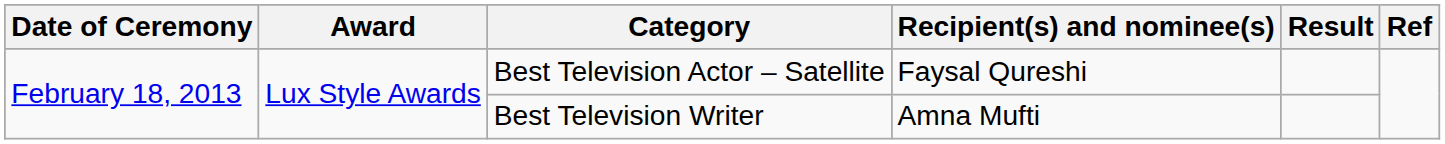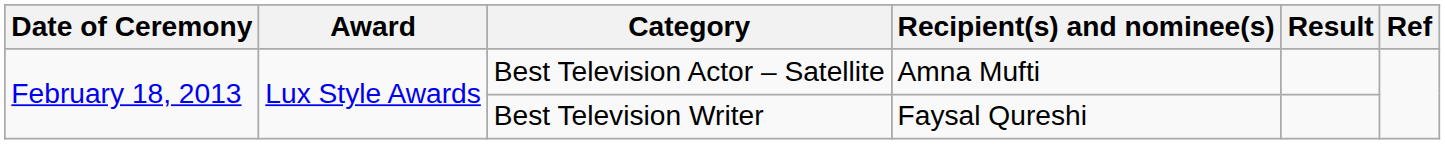(992, 71) Faysal Qureshi -> (969, 71) Amna Mufti
(969, 116) Amna Mufti -> (992, 116) Faysal Qureshi
